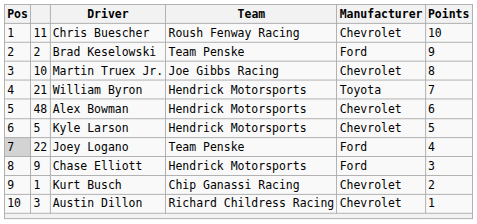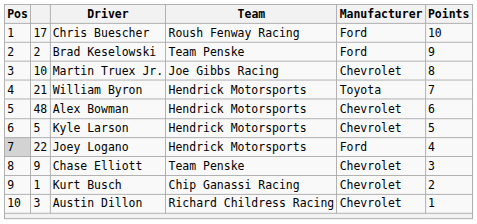(40, 33) 11 -> (40, 33) 17
(371, 33) Chevrolet -> (353, 33) Ford
(207, 147) Team Penske -> (238, 147) Hendrick Motorsports
(238, 166) Hendrick Motorsports -> (207, 166) Team Penske
(353, 166) Ford -> (371, 166) Chevrolet
